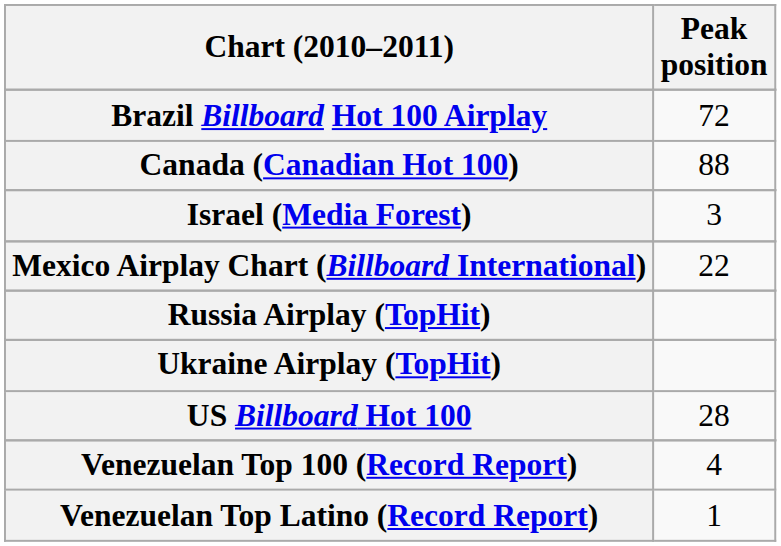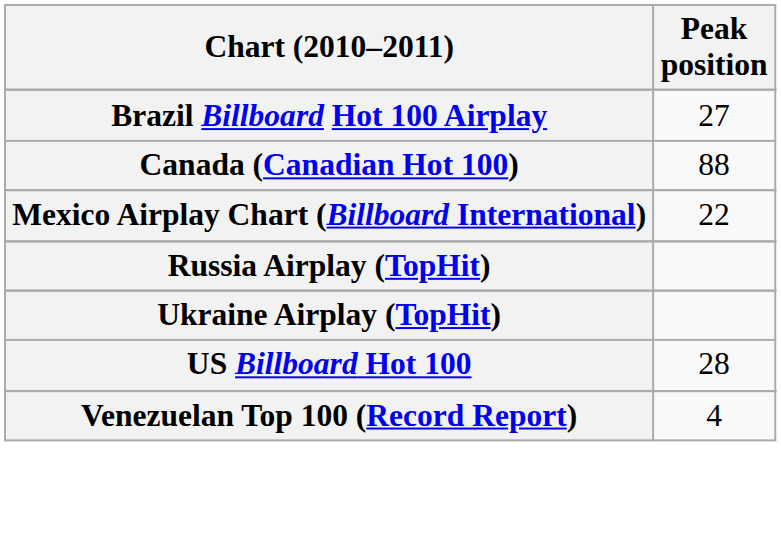(714, 114) 72 -> (714, 114) 27
- row: (329, 214)
- row: (329, 514)
